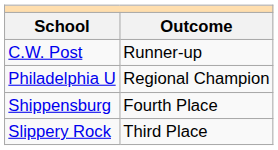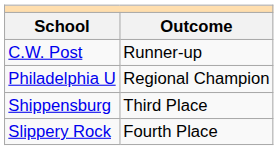(171, 105) Fourth Place -> (165, 105) Third Place
(165, 131) Third Place -> (171, 131) Fourth Place
